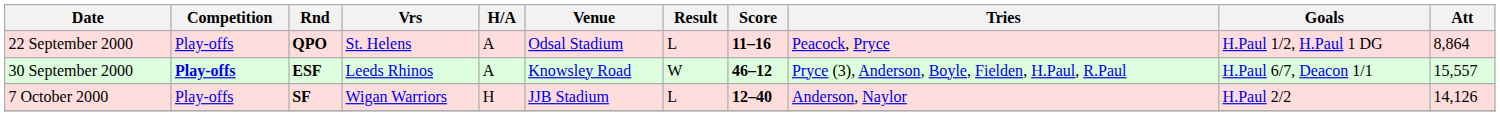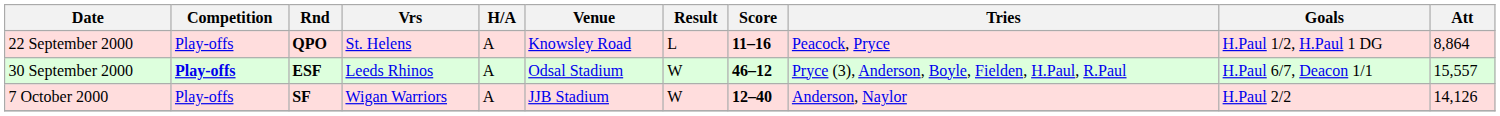(576, 43) Odsal Stadium -> (580, 43) Knowsley Road
(580, 70) Knowsley Road -> (576, 70) Odsal Stadium
(489, 96) H -> (489, 96) A
(672, 96) L -> (675, 96) W
